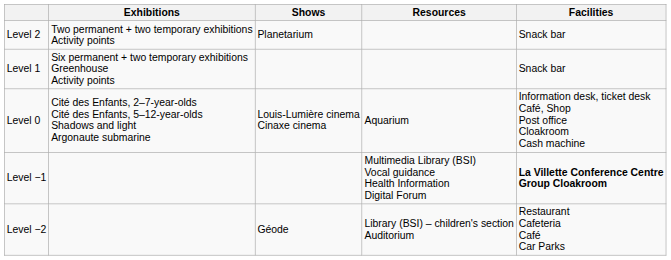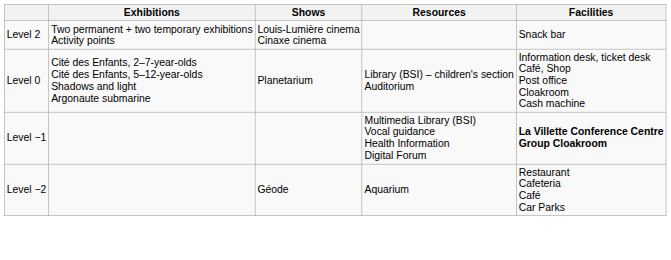(285, 35) Planetarium -> (309, 35) Louis-Lumière cinema Cinaxe cinema
- row: (23, 69)
(309, 120) Louis-Lumière cinema Cinaxe cinema -> (285, 80) Planetarium
(387, 120) Aquarium -> (439, 80) Library (BSI) – children's section Auditorium
(439, 229) Library (BSI) – children's section Auditorium -> (387, 189) Aquarium
